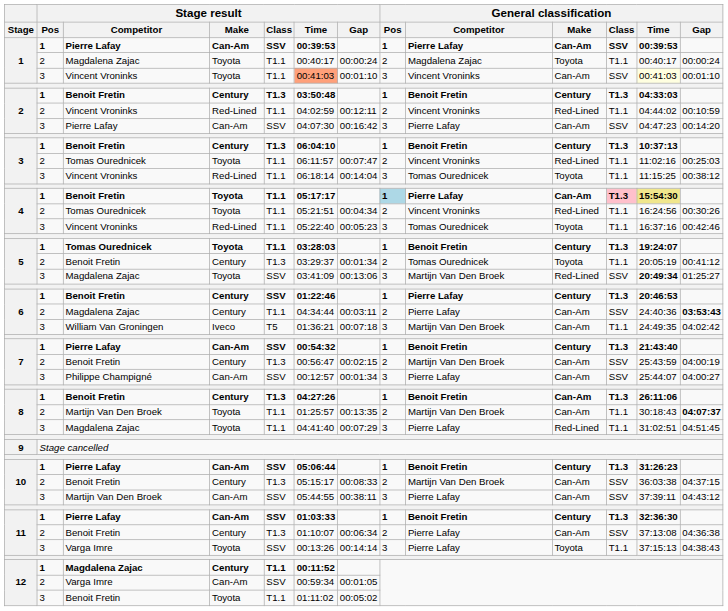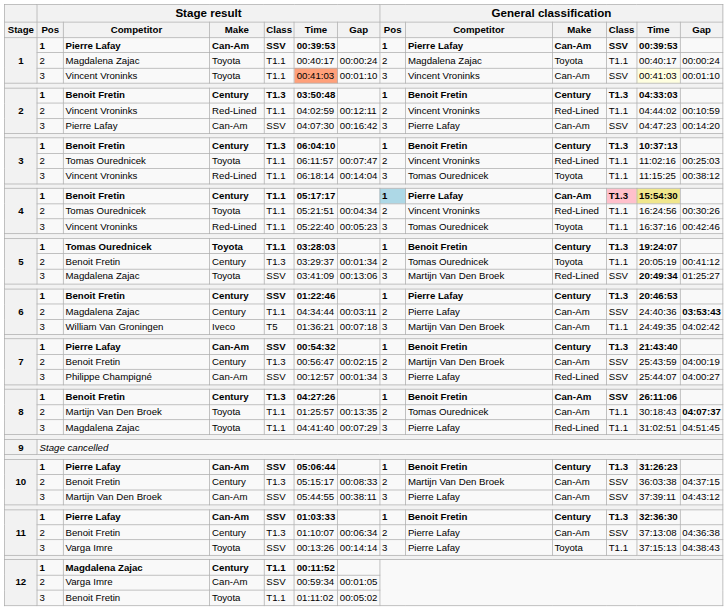(228, 196) Toyota -> (230, 196) Century
(572, 377) Can-Am -> (577, 377) Red-Lined
(618, 396) T1.3 -> (618, 396) SSV
(456, 412) Martijn Van Den Broek -> (448, 412) Tomas Ourednicek
